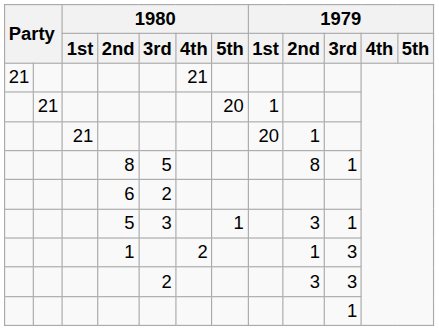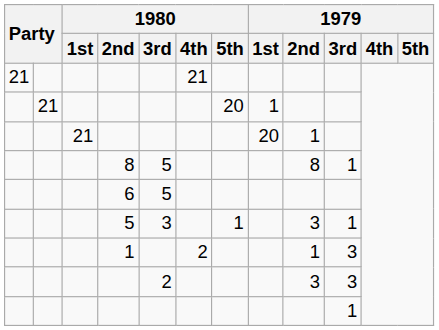(167, 194) 2 -> (167, 194) 5
